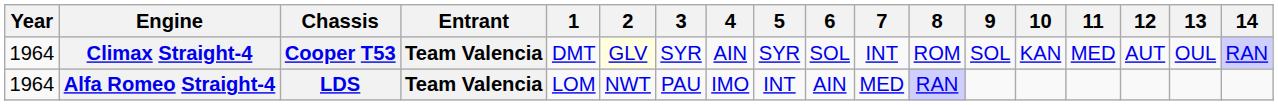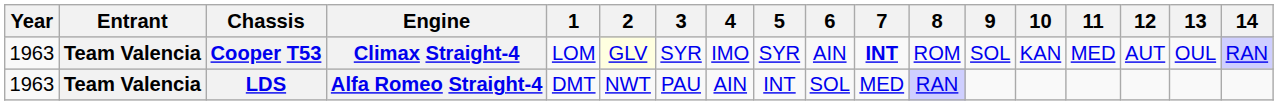columns swapped: (474, 21) <-> (169, 21)
(32, 53) 1964 -> (32, 53) 1963
(574, 53) DMT -> (574, 53) LOM
(730, 53) AIN -> (730, 53) IMO
(830, 53) SOL -> (830, 53) AIN
(882, 53) normal -> (882, 53) bold
(32, 85) 1964 -> (32, 85) 1963
(574, 85) LOM -> (574, 85) DMT
(730, 85) IMO -> (730, 85) AIN
(830, 85) AIN -> (830, 85) SOL
